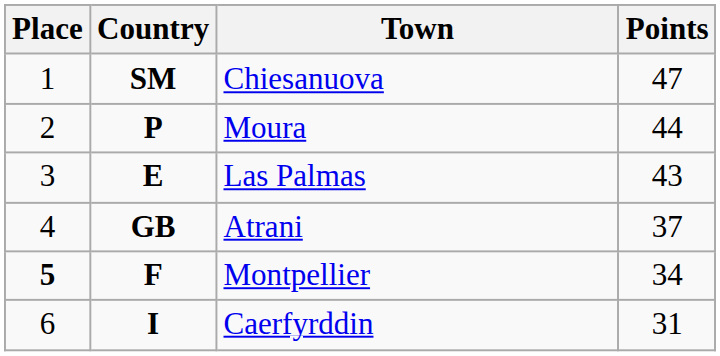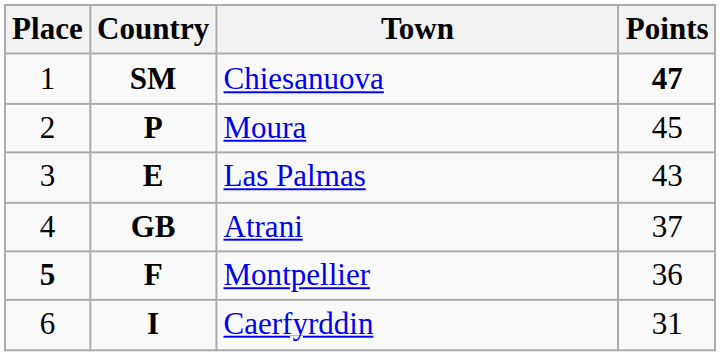(667, 78) normal -> (667, 78) bold
(667, 127) 44 -> (667, 127) 45
(667, 275) 34 -> (667, 275) 36
